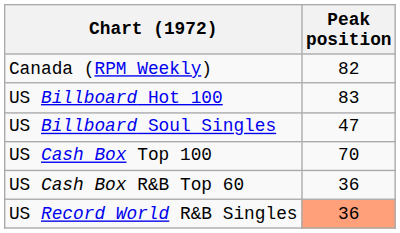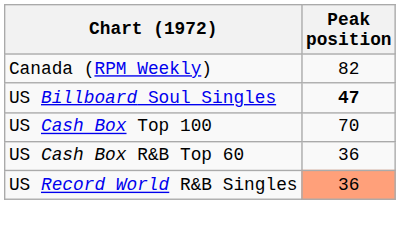- row: (116, 98)
(349, 127) normal -> (349, 98) bold
